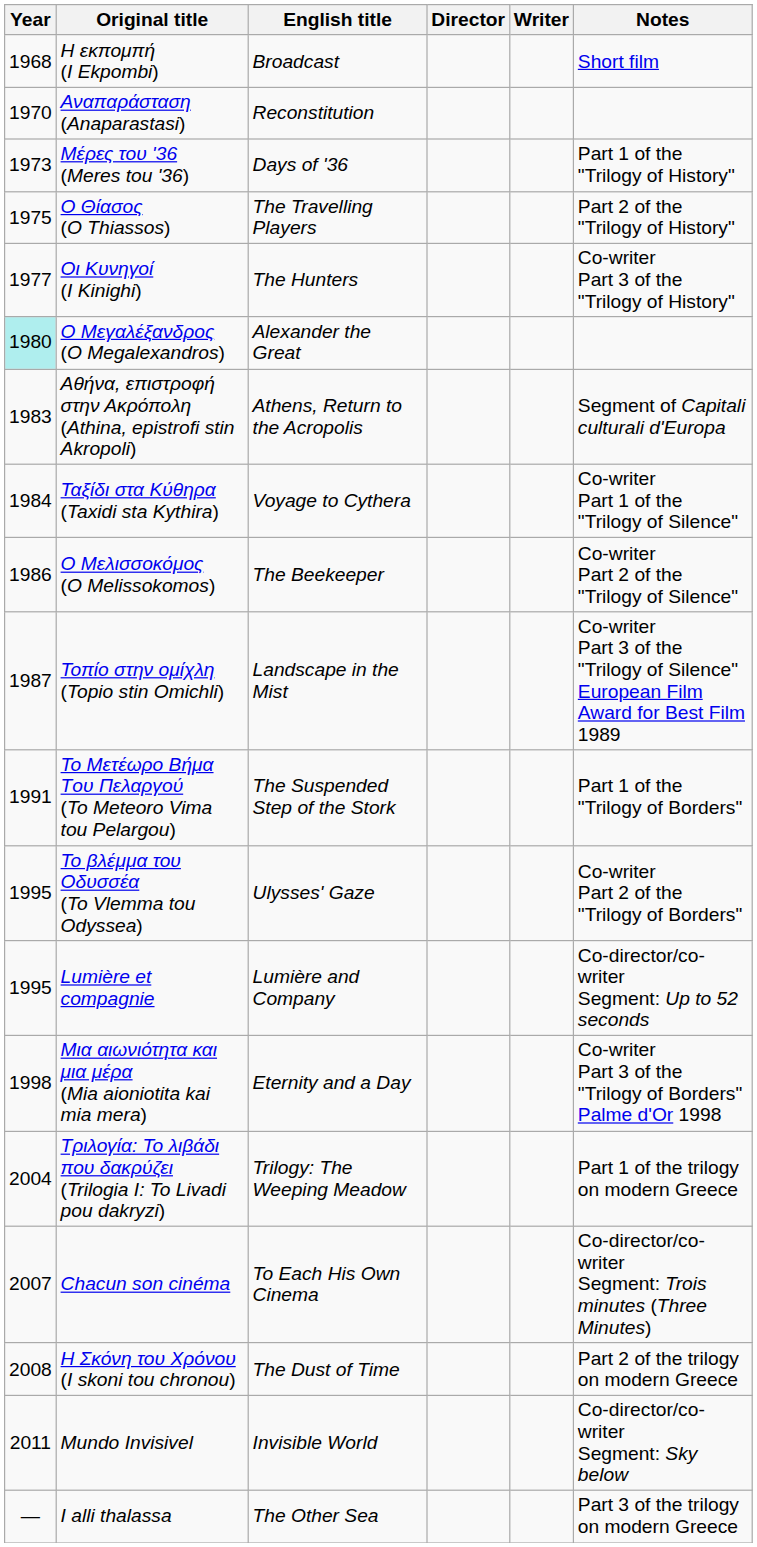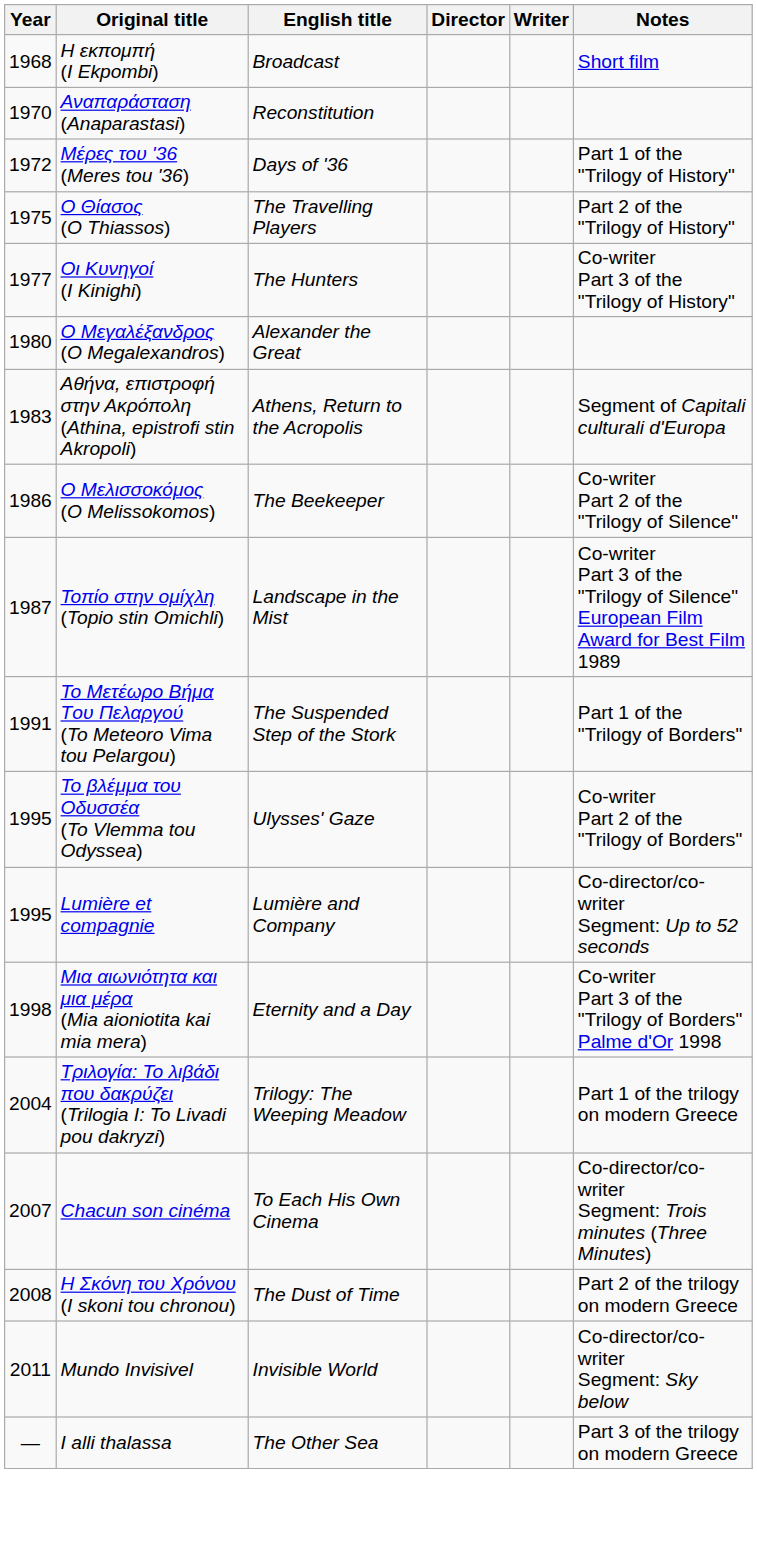(30, 165) 1973 -> (30, 165) 1972
(30, 342) paleturquoise background -> (30, 342) no background
- row: (140, 500)
